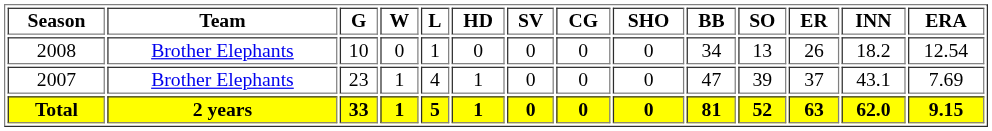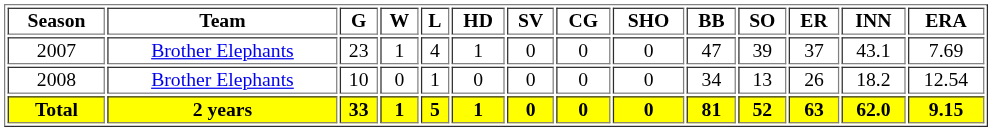rows swapped: (57, 80) <-> (57, 50)
